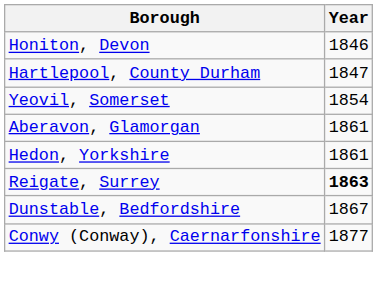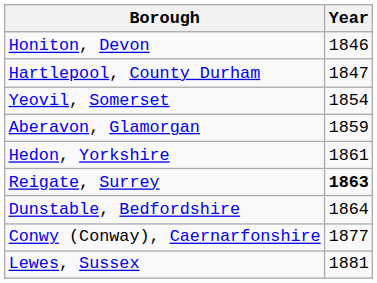(349, 128) 1861 -> (349, 128) 1859
(349, 210) 1867 -> (349, 210) 1864
+ row: (74, 264)
